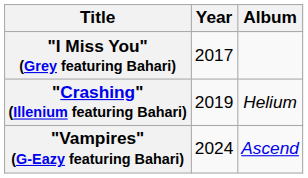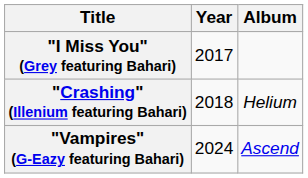(214, 102) 2019 -> (214, 102) 2018
